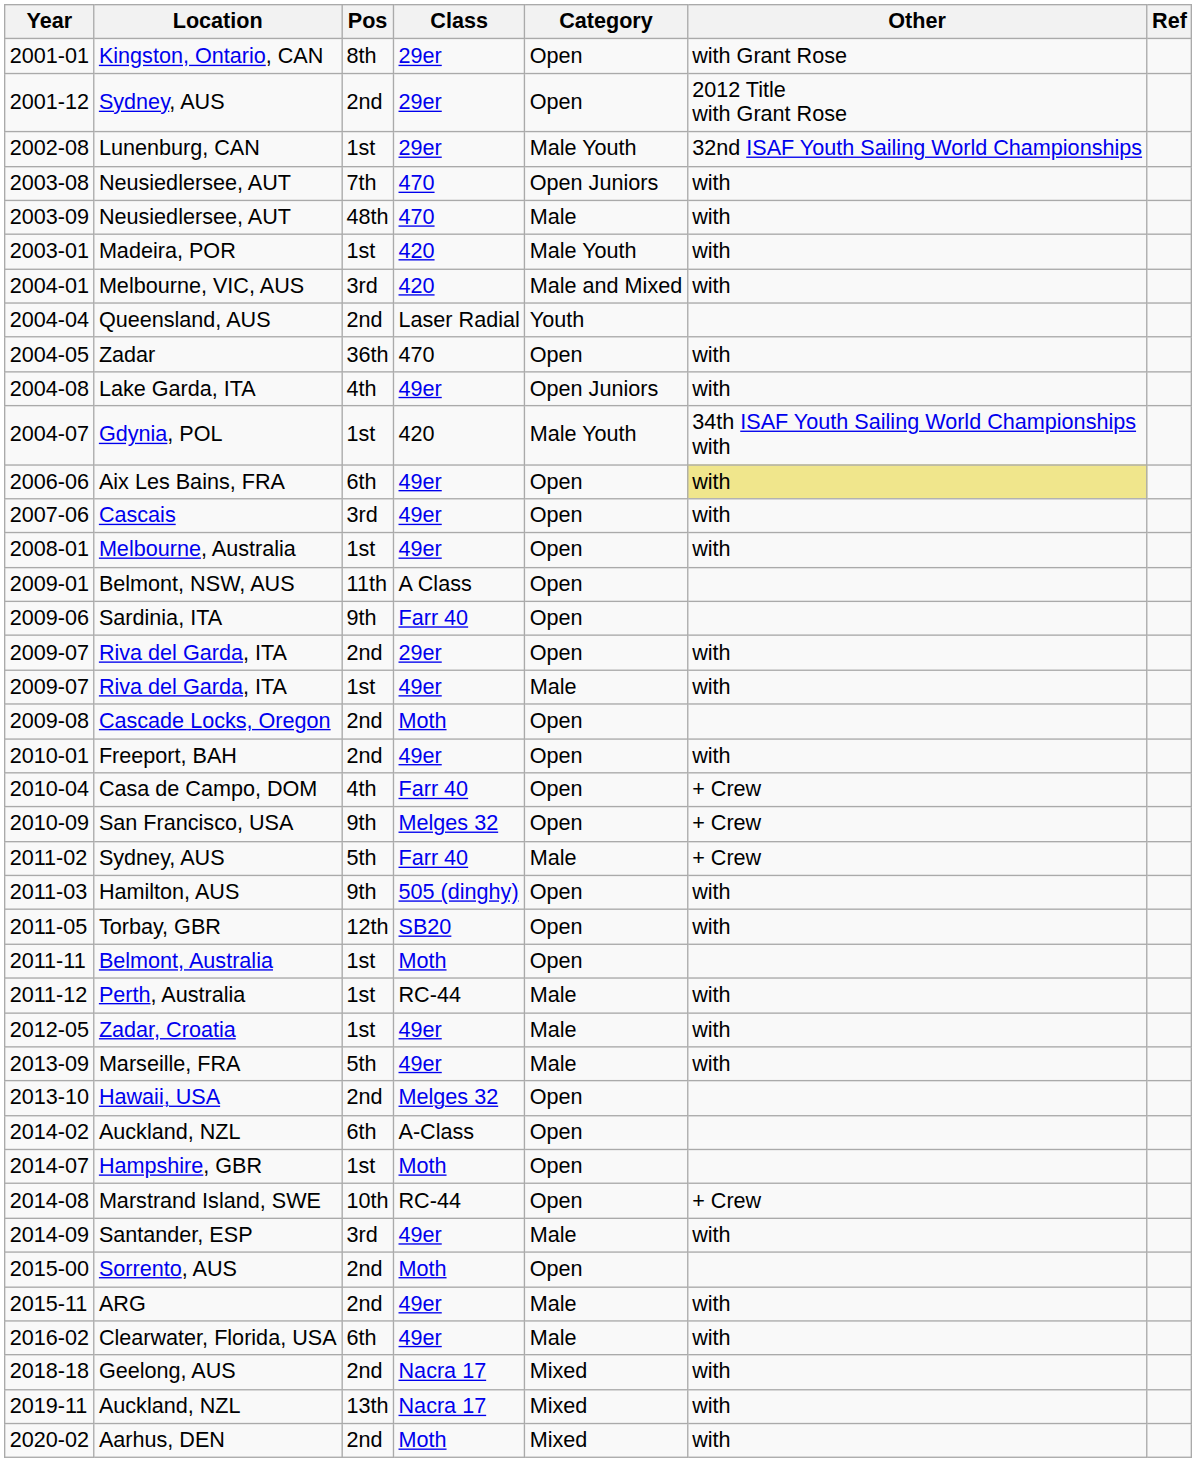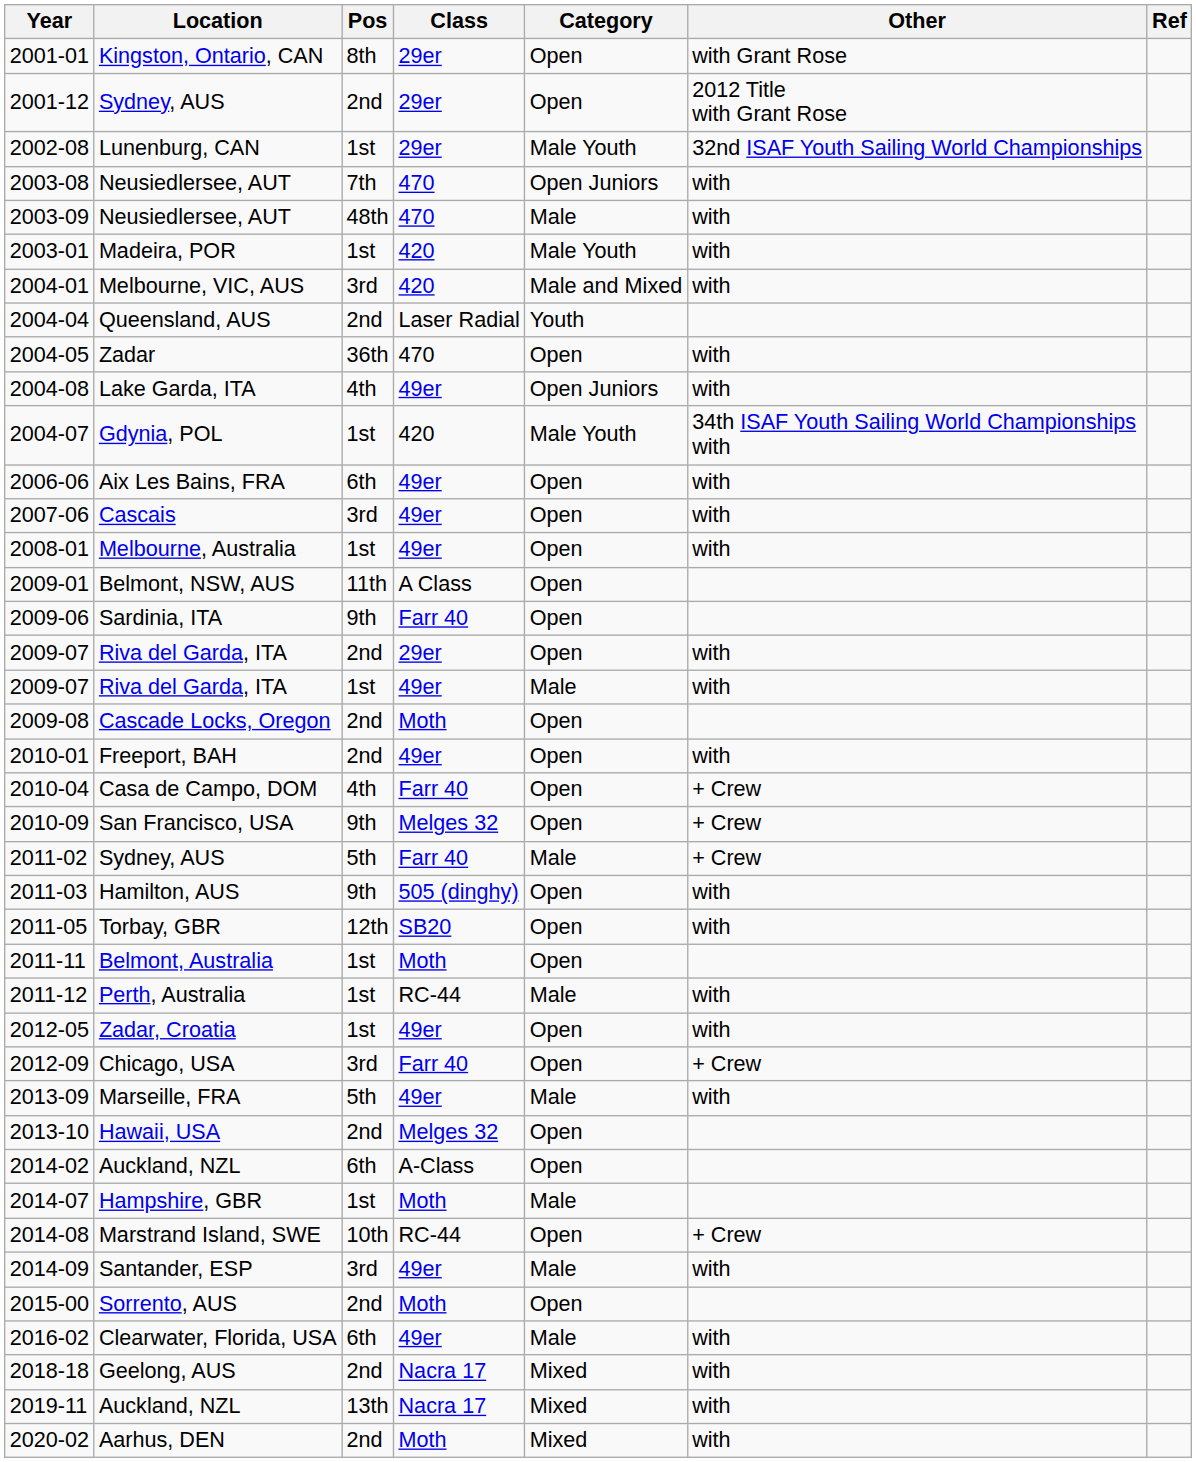(711, 481) khaki background -> (711, 481) no background
(553, 1029) Male -> (556, 1029) Open
+ row: (167, 1063)
(556, 1166) Open -> (553, 1200) Male
- row: (122, 1303)
